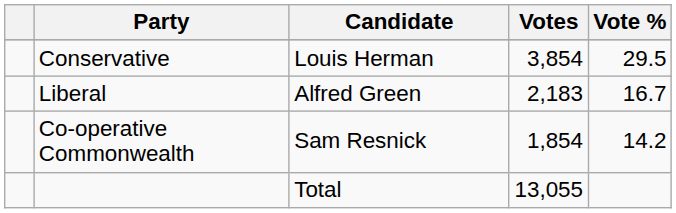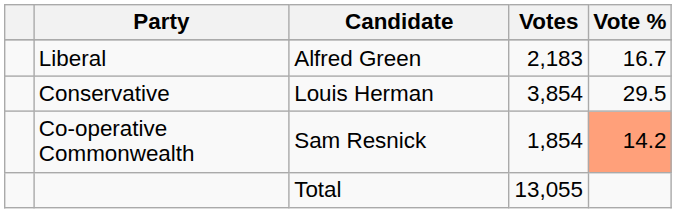rows swapped: (104, 57) <-> (72, 93)
(645, 141) no background -> (645, 141) lightsalmon background
